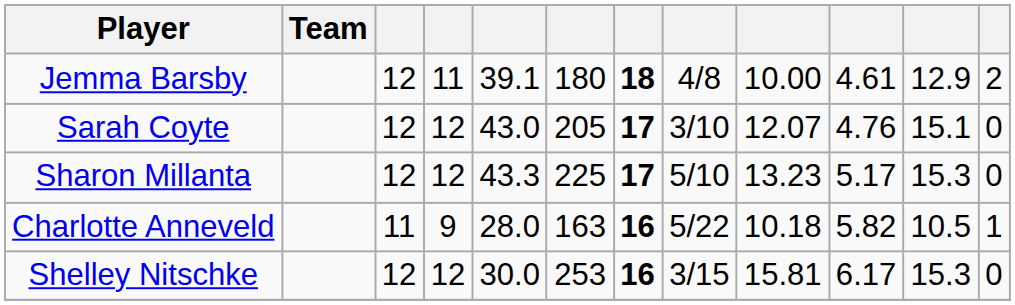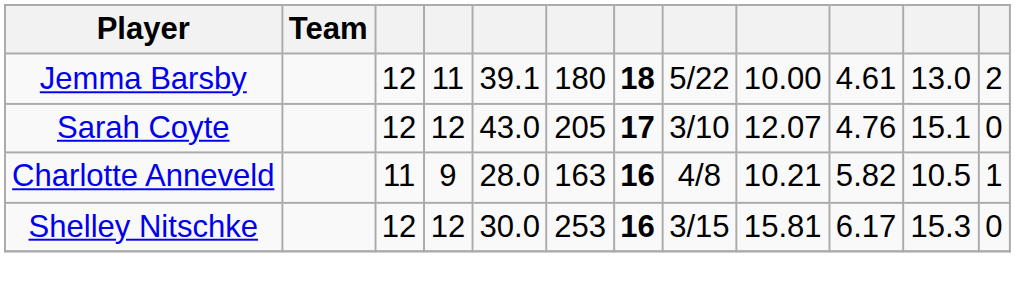(699, 78) 4/8 -> (699, 78) 5/22
(941, 78) 12.9 -> (941, 78) 13.0
- row: (143, 176)
(699, 226) 5/22 -> (699, 176) 4/8
(783, 226) 10.18 -> (783, 176) 10.21
